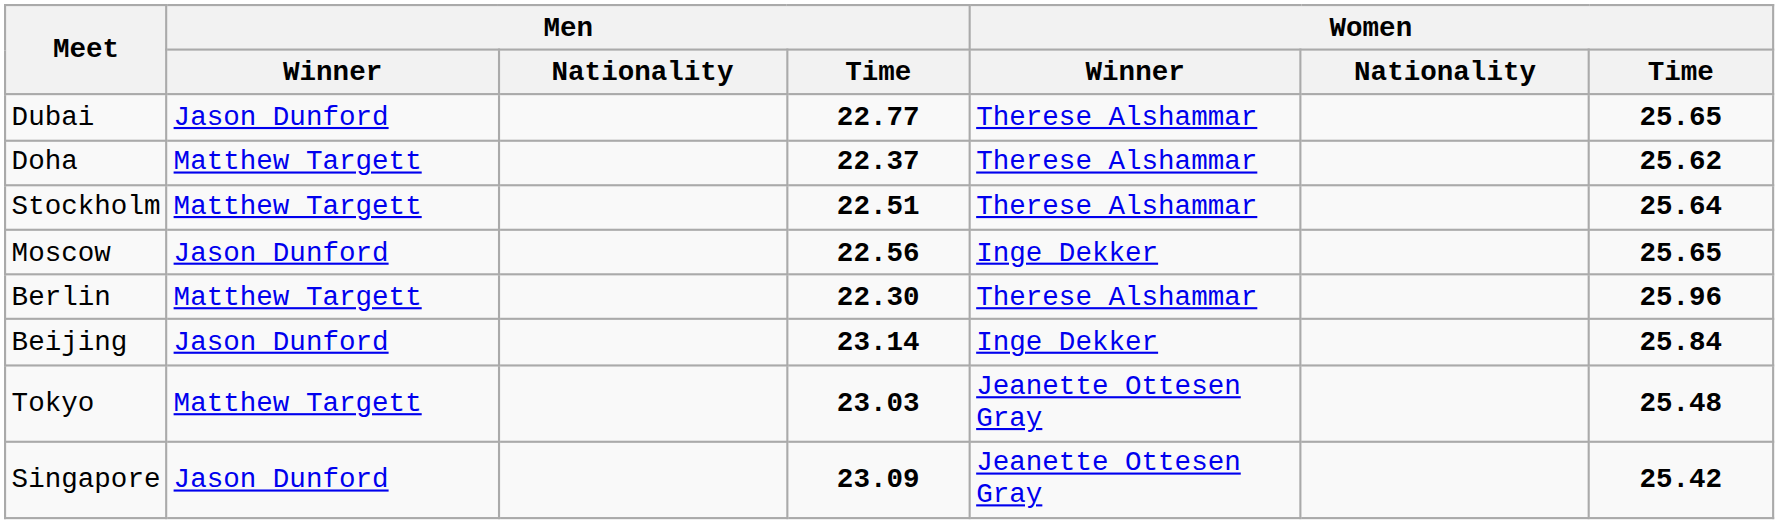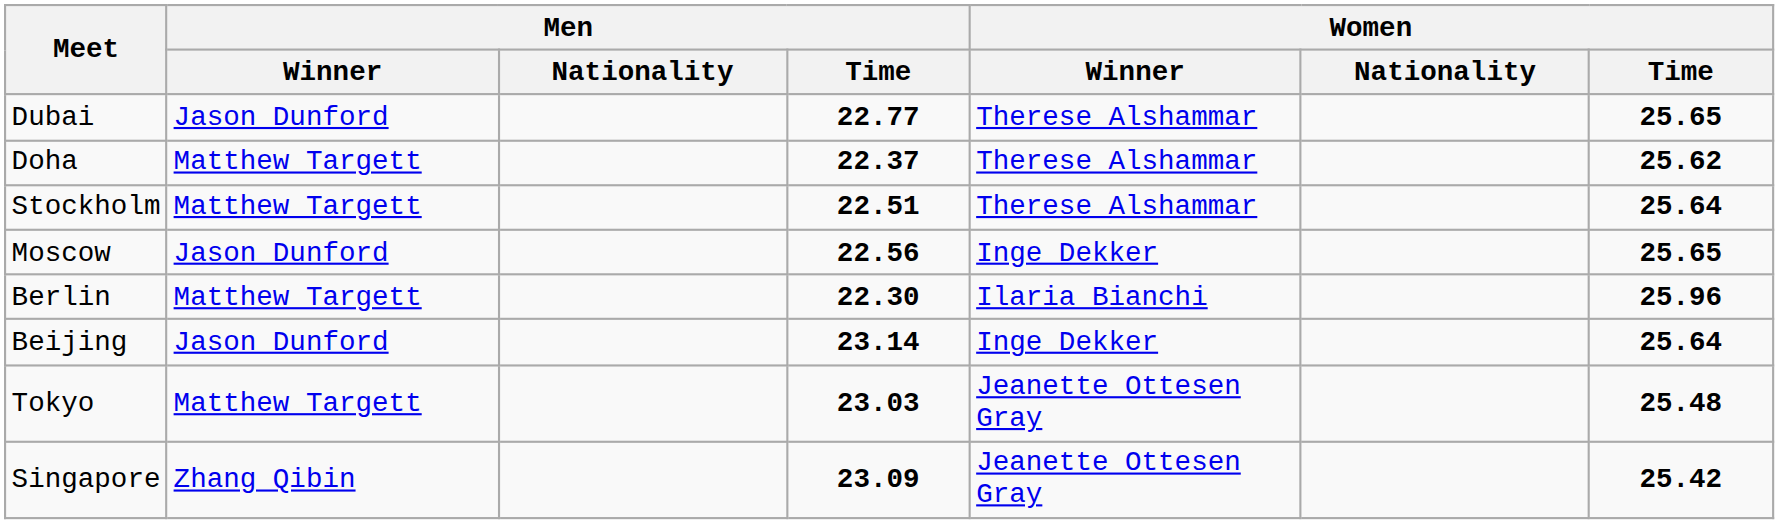(1117, 297) Therese Alshammar -> (1092, 297) Ilaria Bianchi
(1681, 342) 25.84 -> (1681, 342) 25.64
(281, 479) Jason Dunford -> (265, 479) Zhang Qibin
